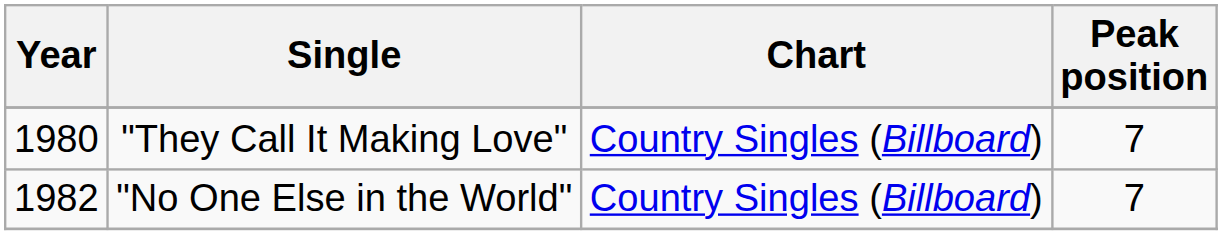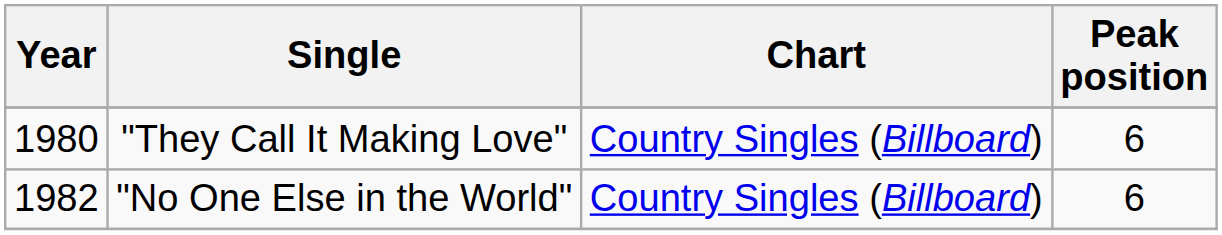(1134, 137) 7 -> (1134, 137) 6
(1134, 198) 7 -> (1134, 198) 6
